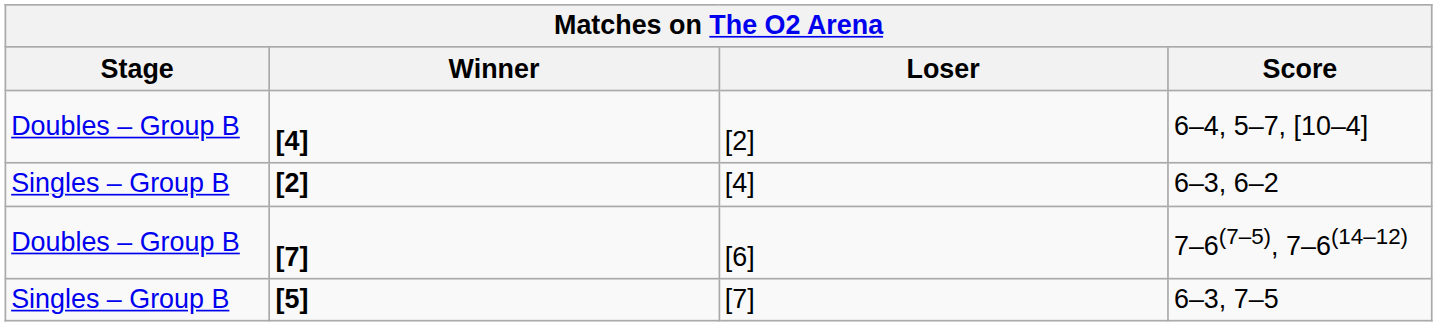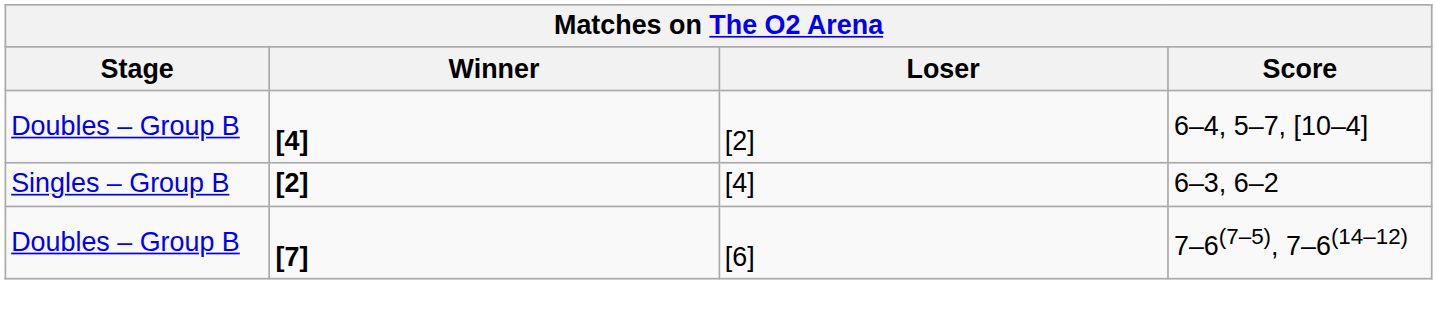- row: (292, 299)
